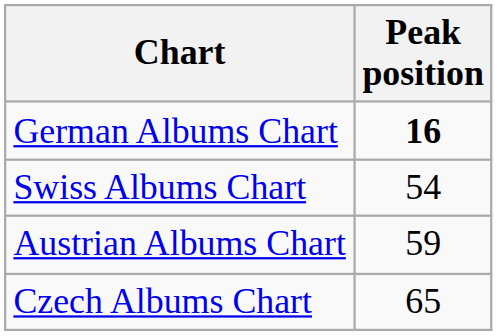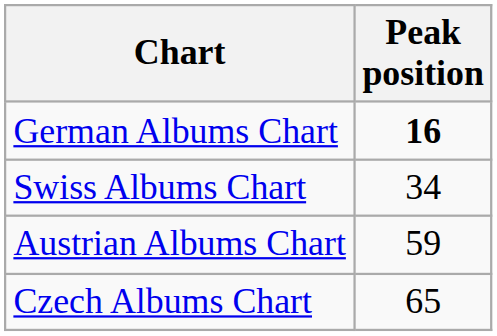(423, 186) 54 -> (423, 186) 34
